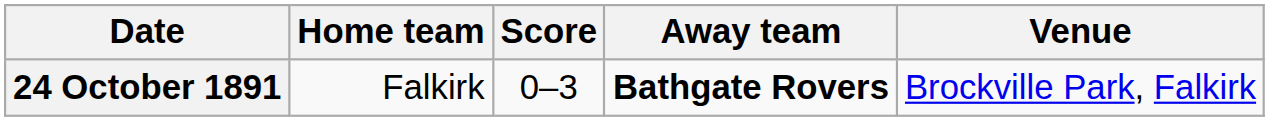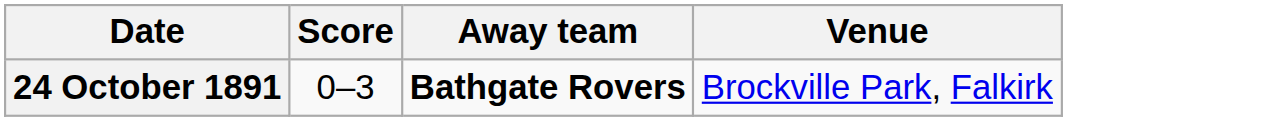- column: (391, 32)
